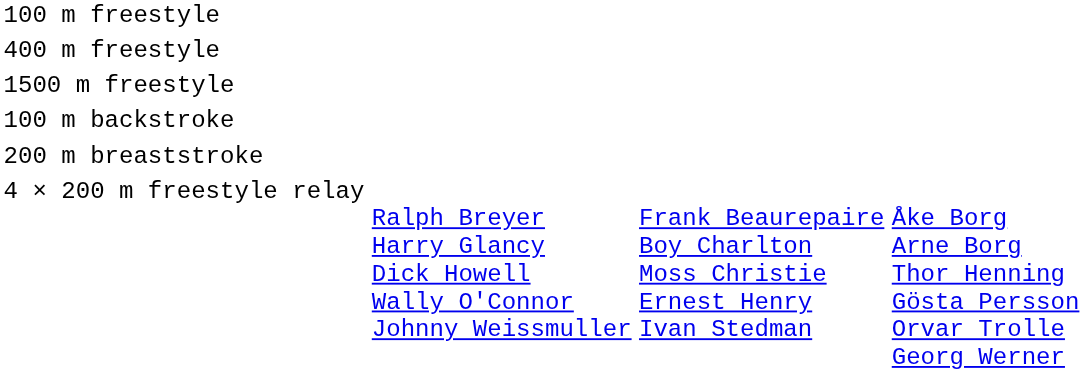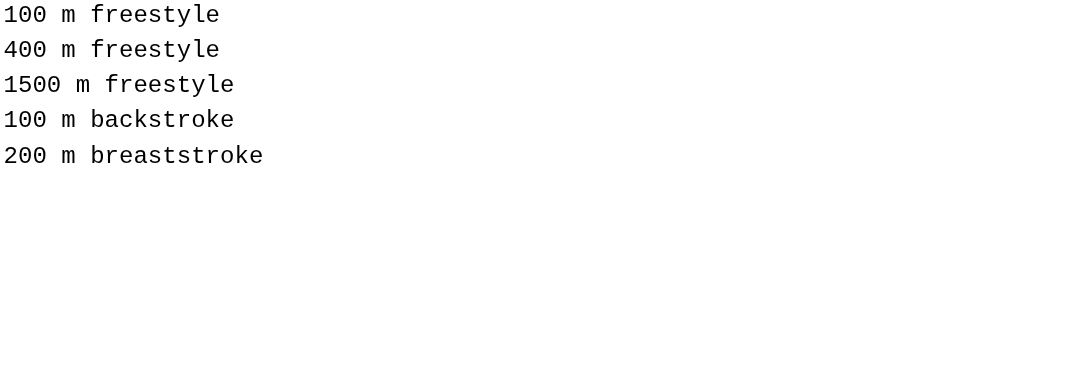- row: (184, 191)
